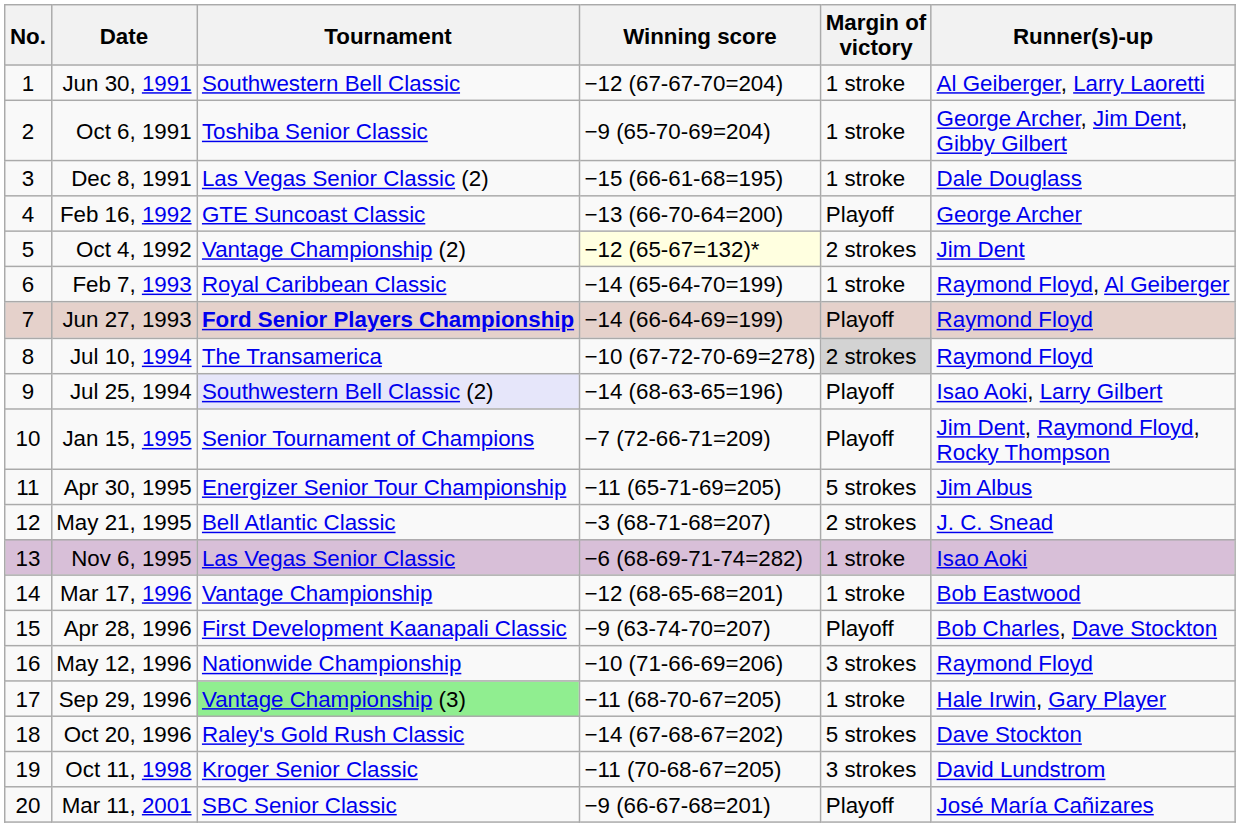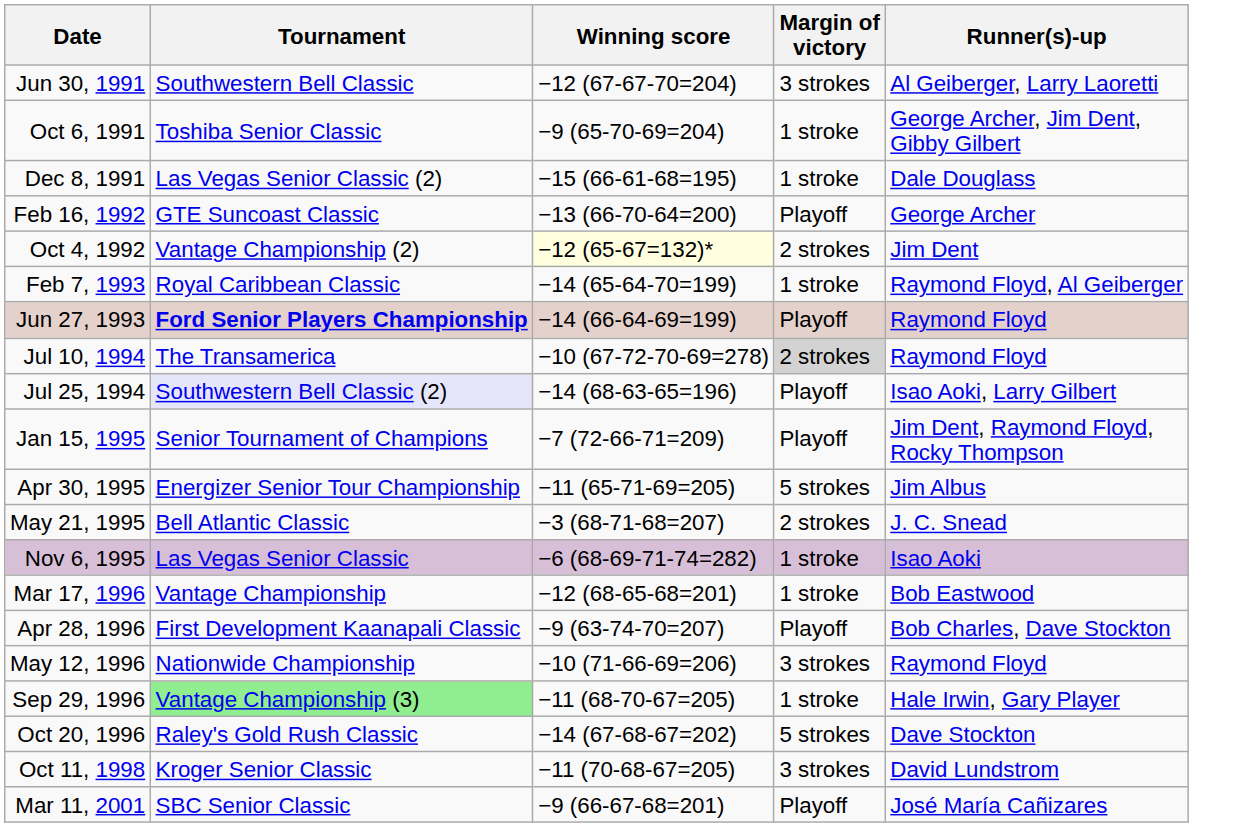- column: (28, 35)
(865, 83) 1 stroke -> (825, 83) 3 strokes
